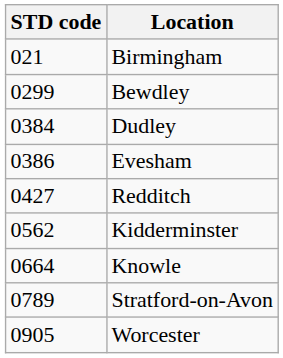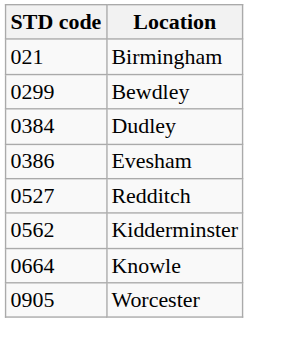(33, 195) 0427 -> (33, 195) 0527
- row: (192, 299)
